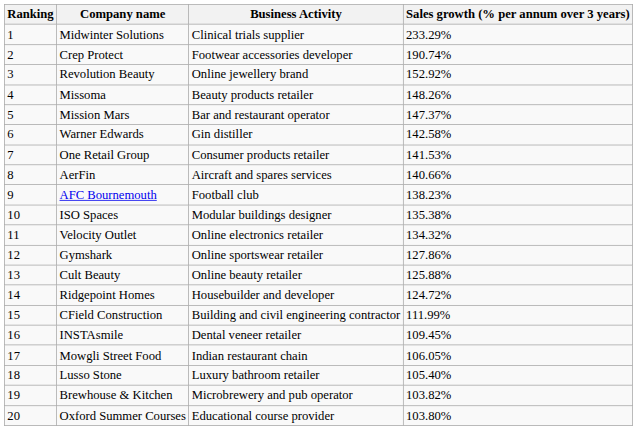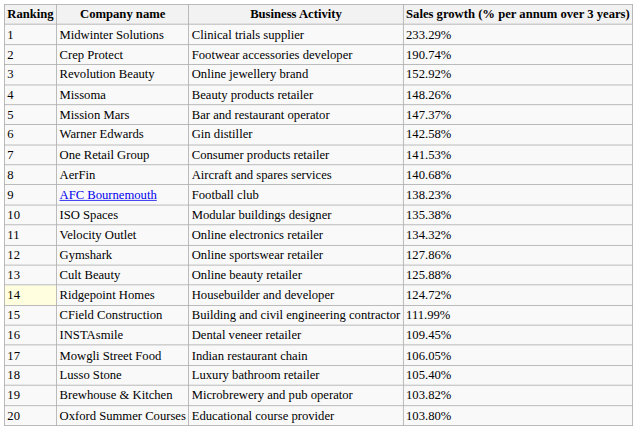(429, 174) 140.66% -> (429, 174) 140.68%
(14, 295) no background -> (14, 295) lightyellow background
